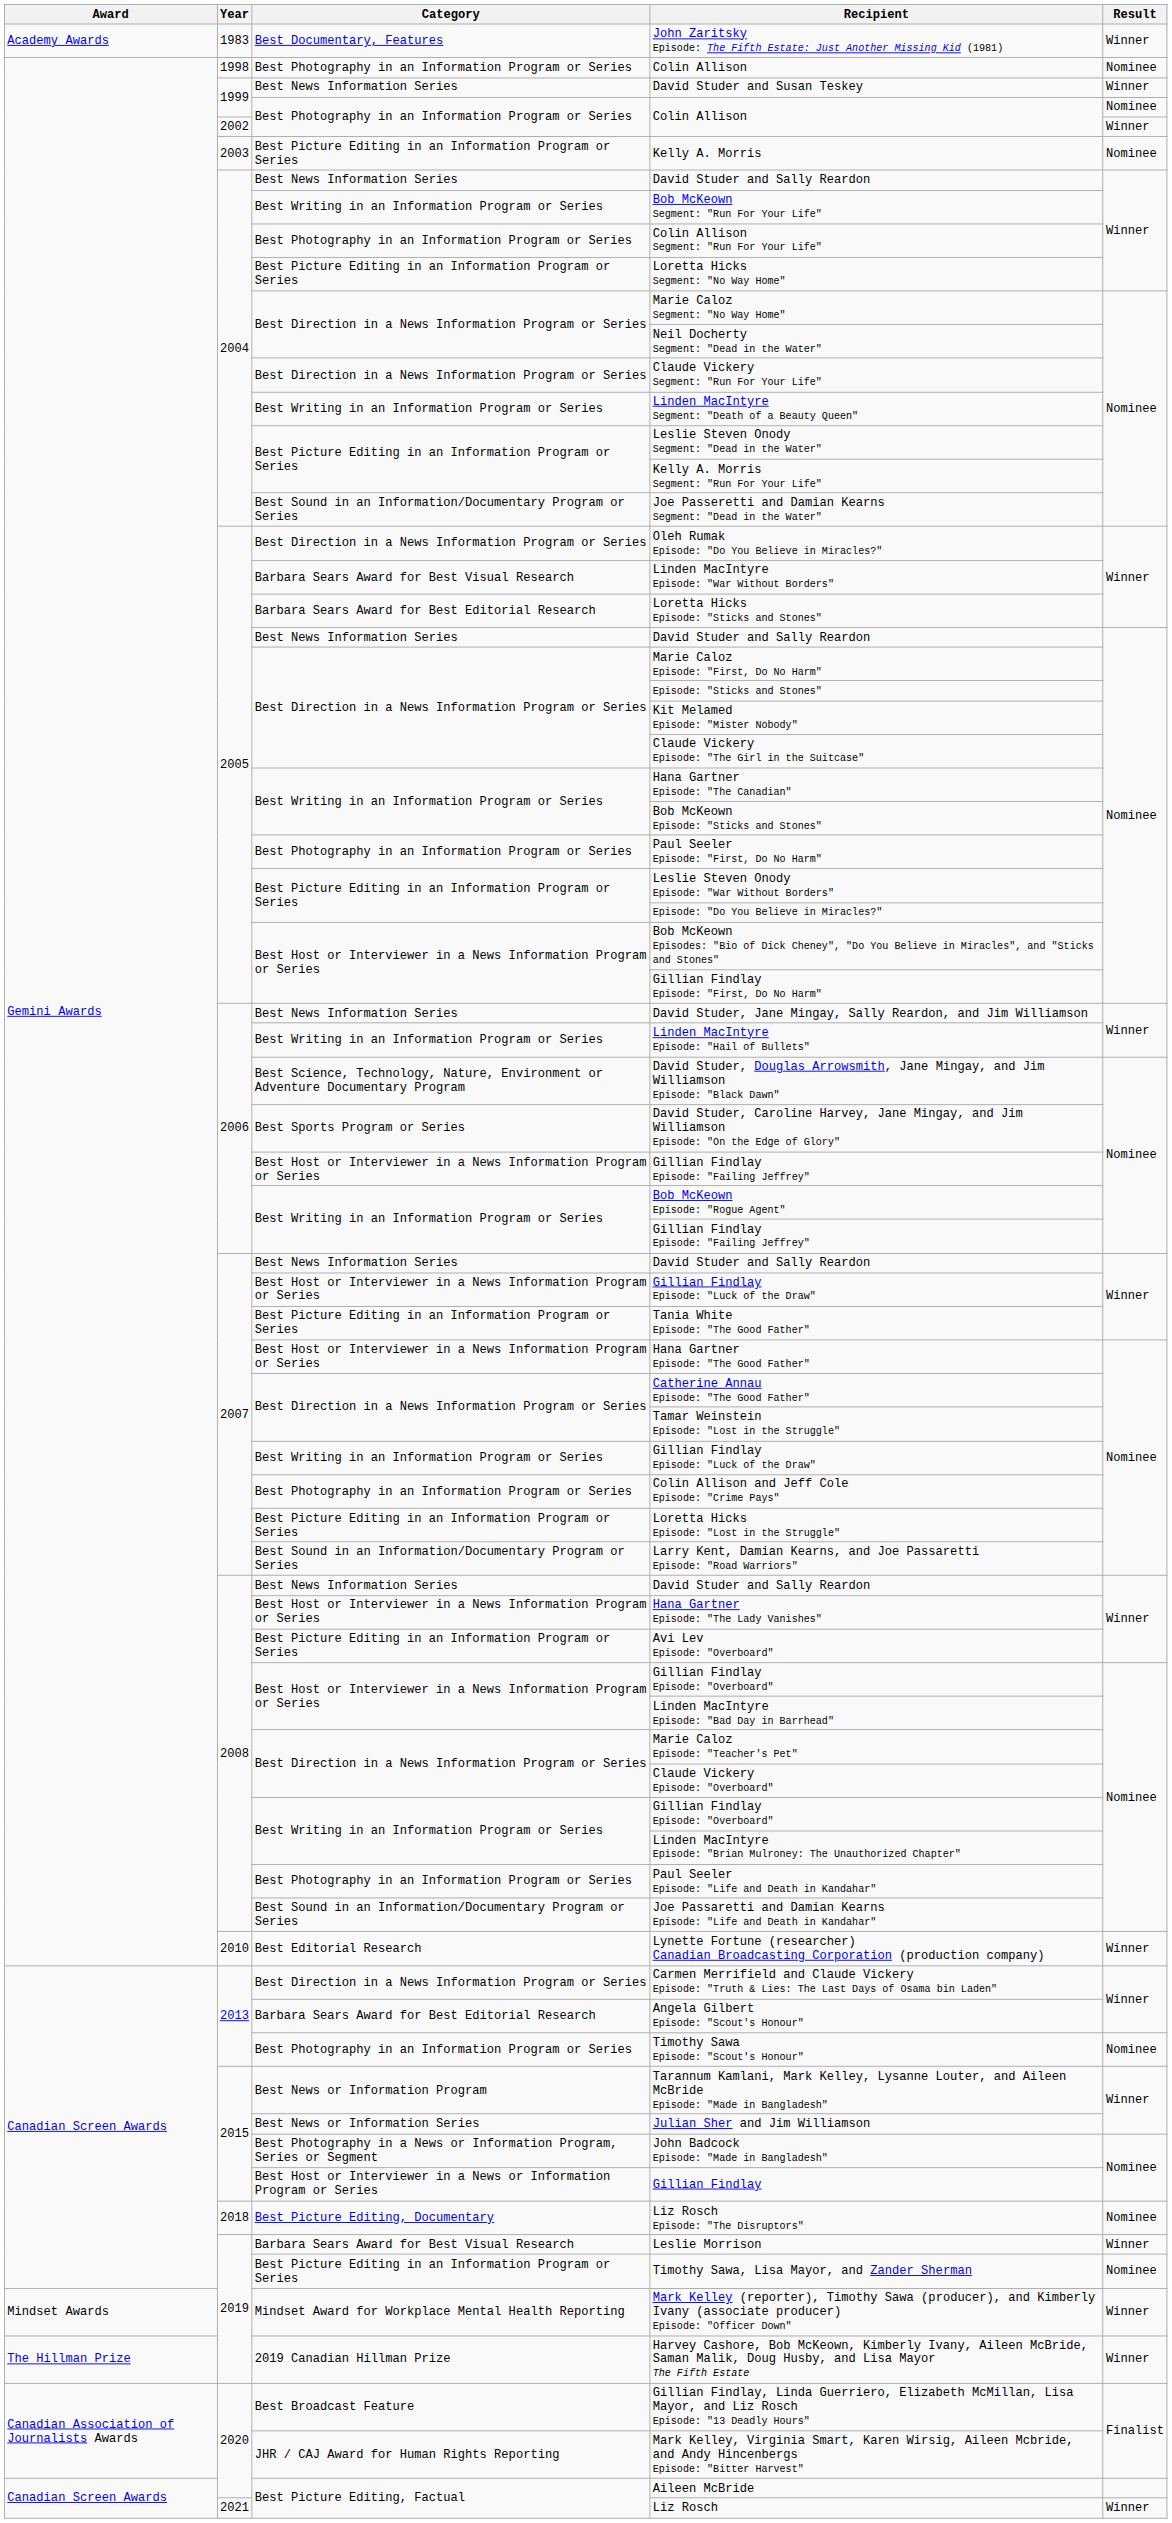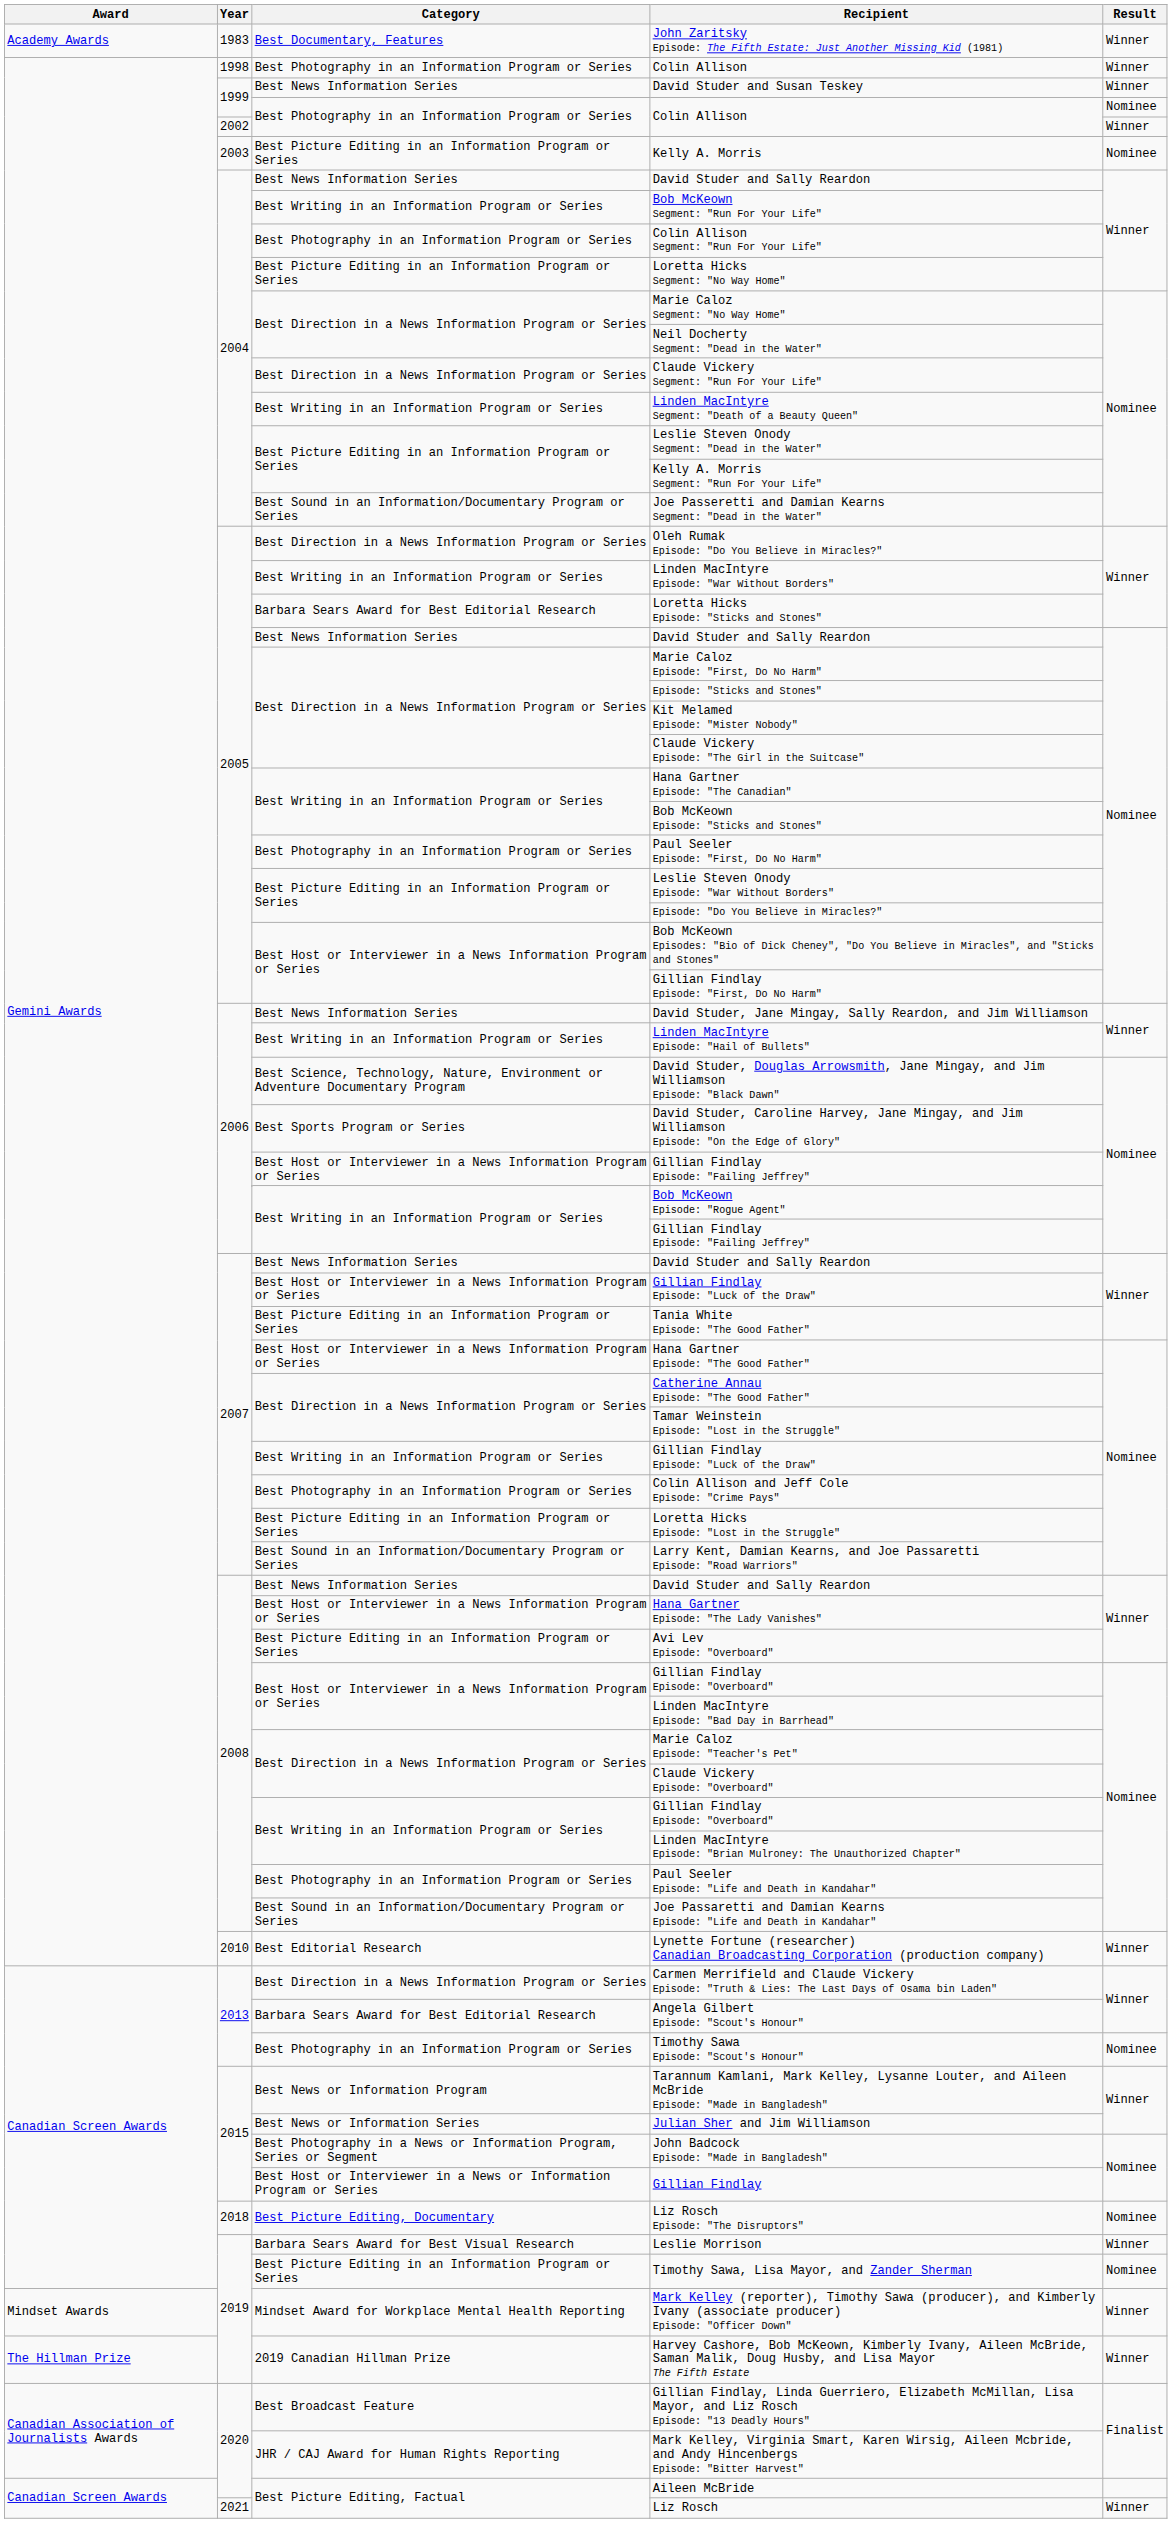(1131, 68) Nominee -> (1128, 68) Winner
(414, 577) Barbara Sears Award for Best Visual Research -> (429, 577) Best Writing in an Information Program or Series
